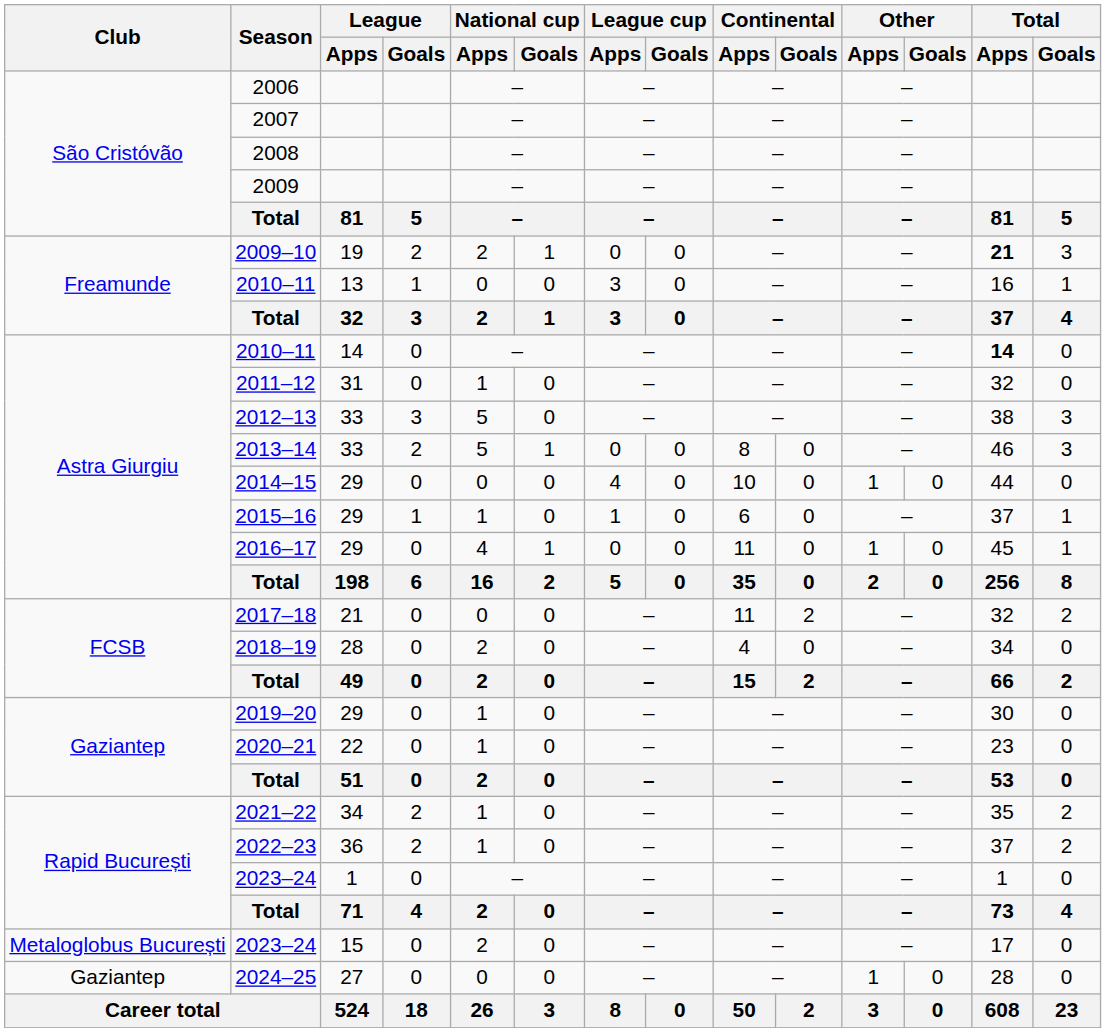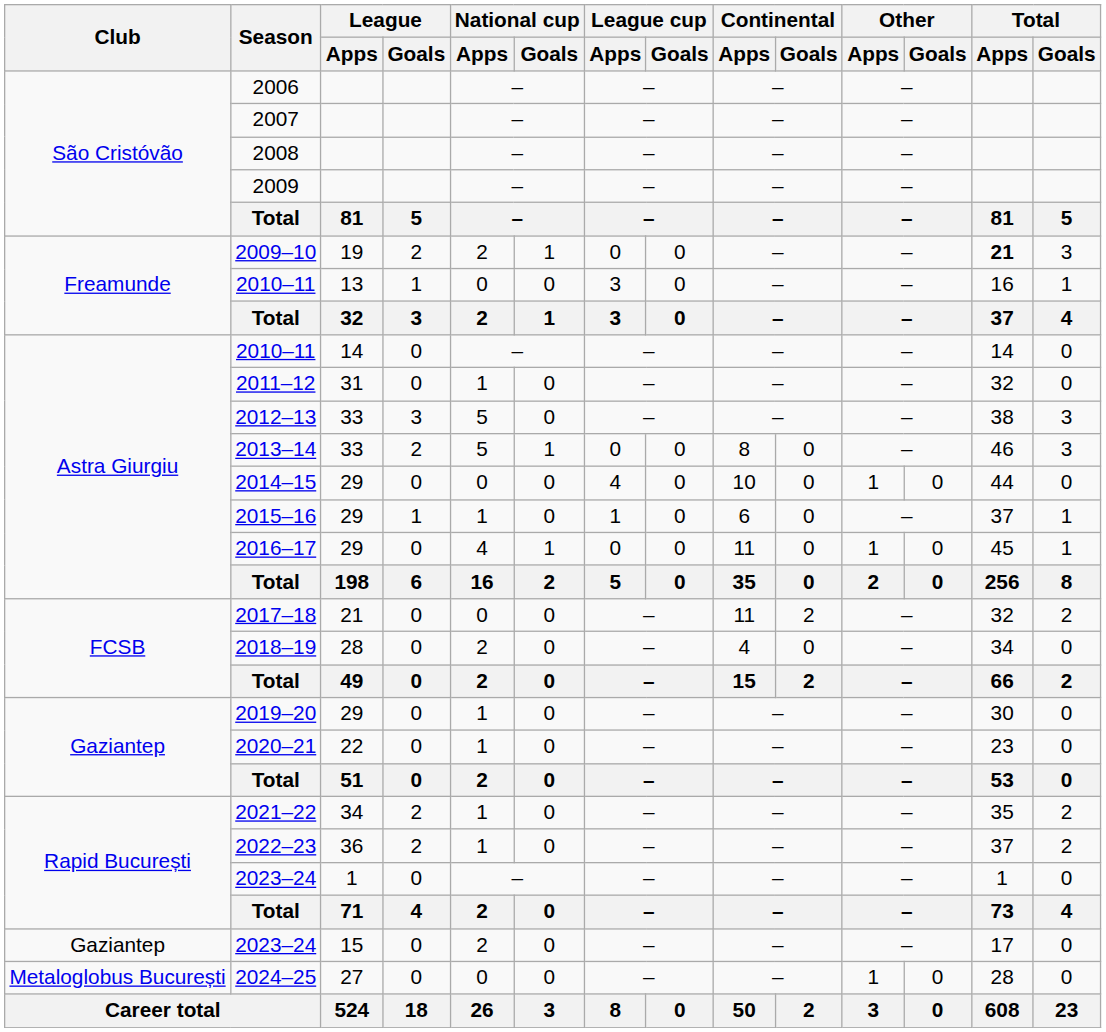(1002, 350) bold -> (1002, 350) normal
(118, 944) Metaloglobus București -> (118, 944) Gaziantep
(118, 977) Gaziantep -> (118, 977) Metaloglobus București
